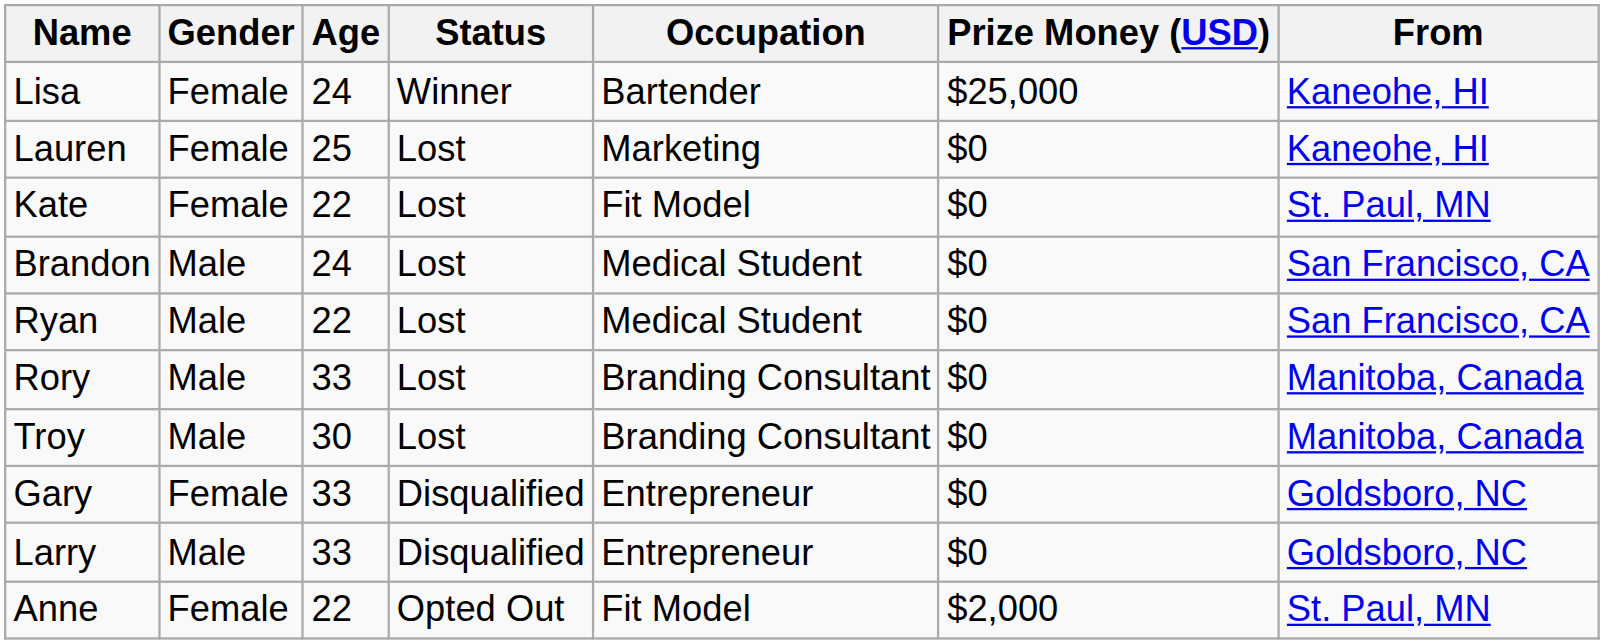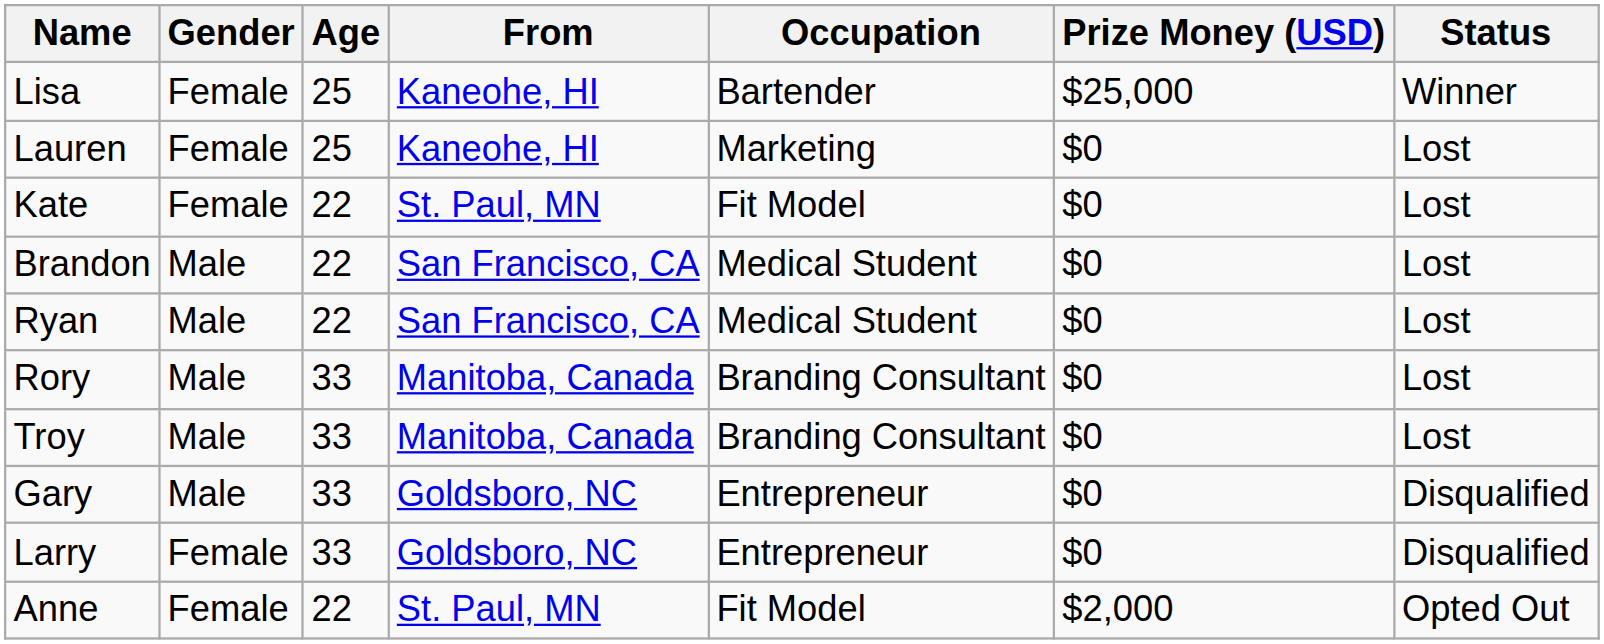columns swapped: (1438, 33) <-> (491, 33)
(332, 90) 24 -> (332, 90) 25
(332, 263) 24 -> (332, 263) 22
(332, 436) 30 -> (332, 436) 33
(228, 494) Female -> (207, 494) Male
(207, 551) Male -> (228, 551) Female
